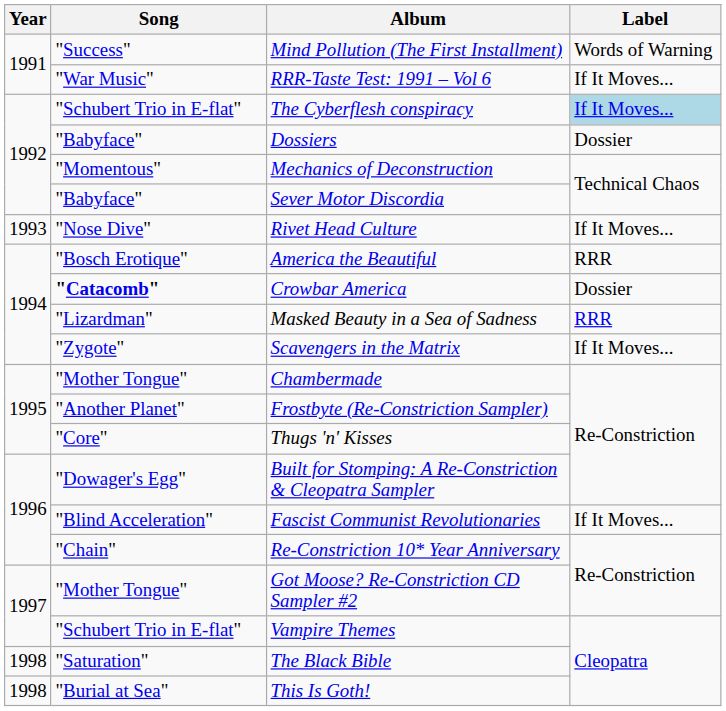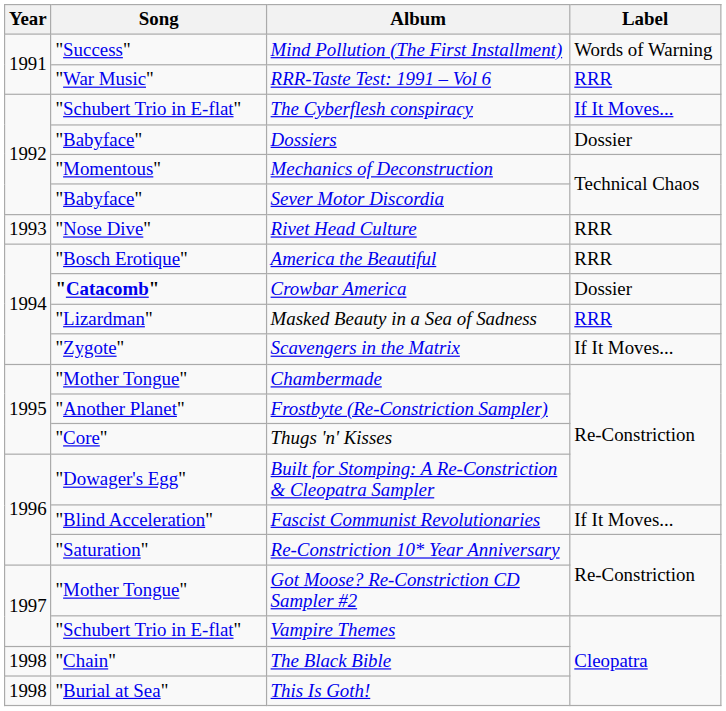(624, 79) If It Moves... -> (593, 79) RRR
(624, 109) lightblue background -> (624, 109) no background
(624, 229) If It Moves... -> (593, 229) RRR
(86, 549) "Chain" -> (102, 549) "Saturation"
(102, 660) "Saturation" -> (86, 660) "Chain"
